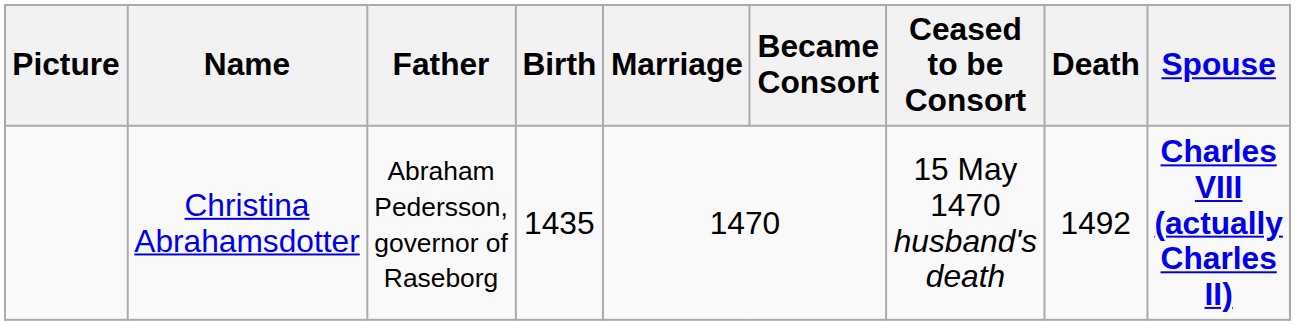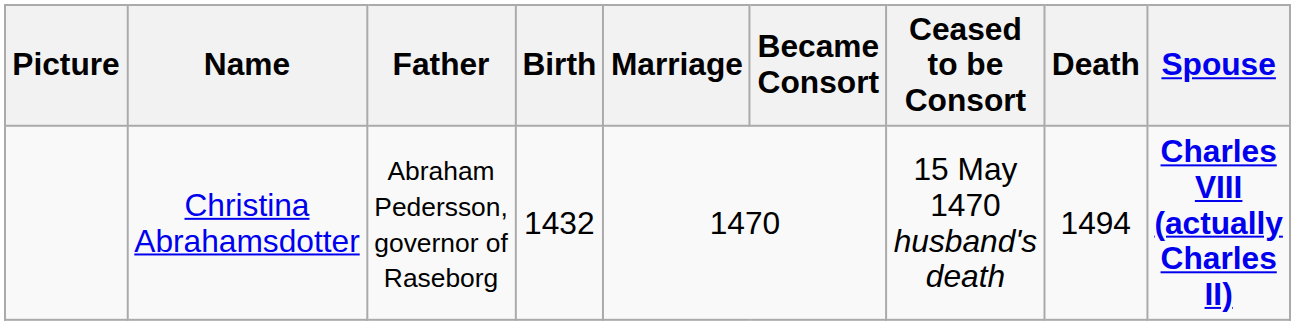(559, 222) 1435 -> (559, 222) 1432
(1096, 222) 1492 -> (1096, 222) 1494
